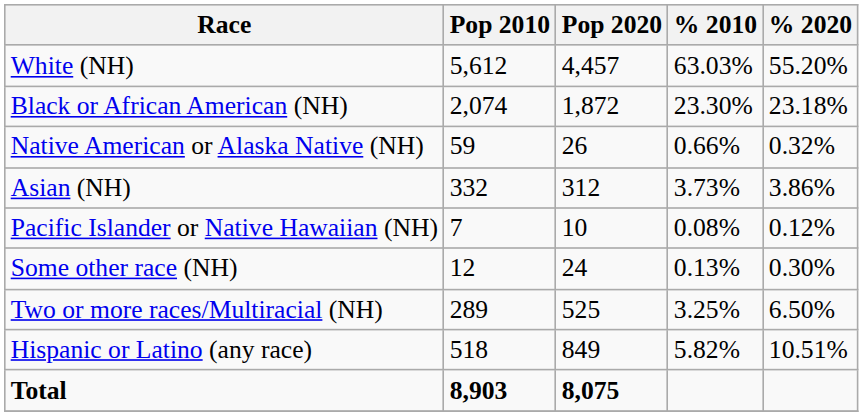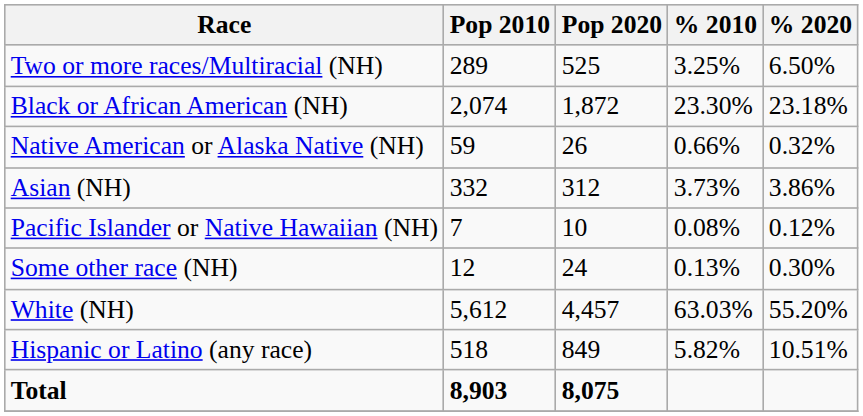rows swapped: (72, 65) <-> (197, 308)
